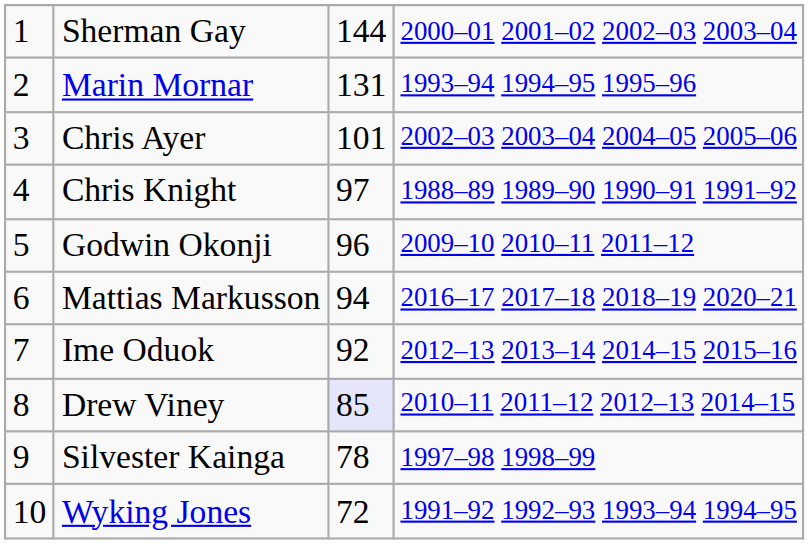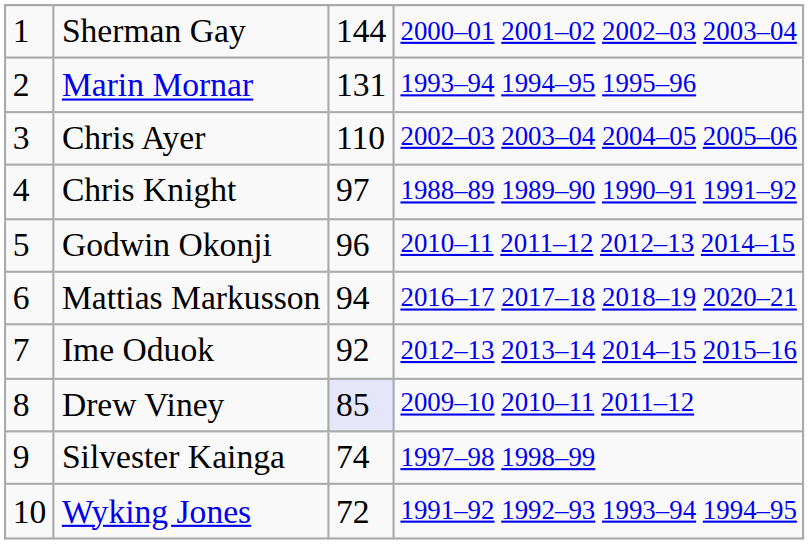(361, 137) 101 -> (360, 137) 110
(547, 244) 2009–10 2010–11 2011–12 -> (598, 244) 2010–11 2011–12 2012–13 2014–15
(598, 404) 2010–11 2011–12 2012–13 2014–15 -> (547, 404) 2009–10 2010–11 2011–12
(353, 457) 78 -> (353, 457) 74
